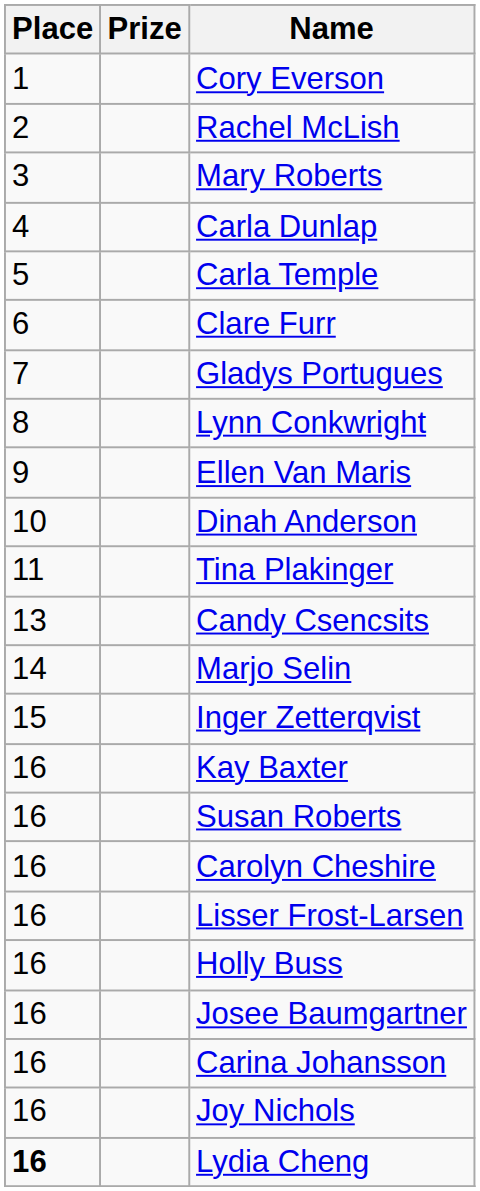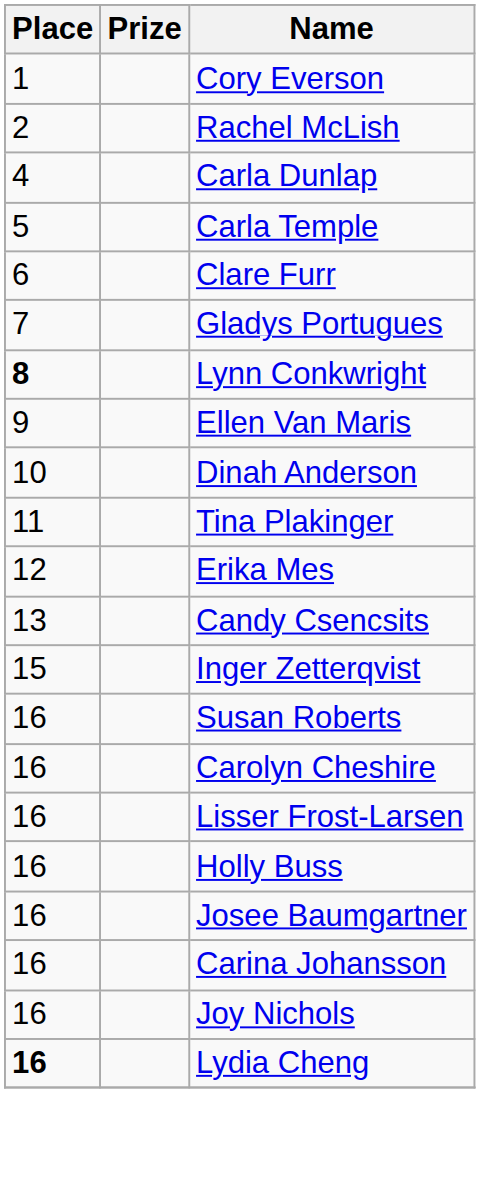- row: (289, 176)
(21, 422) normal -> (21, 373) bold
+ row: (265, 570)
- row: (274, 669)
- row: (272, 767)
